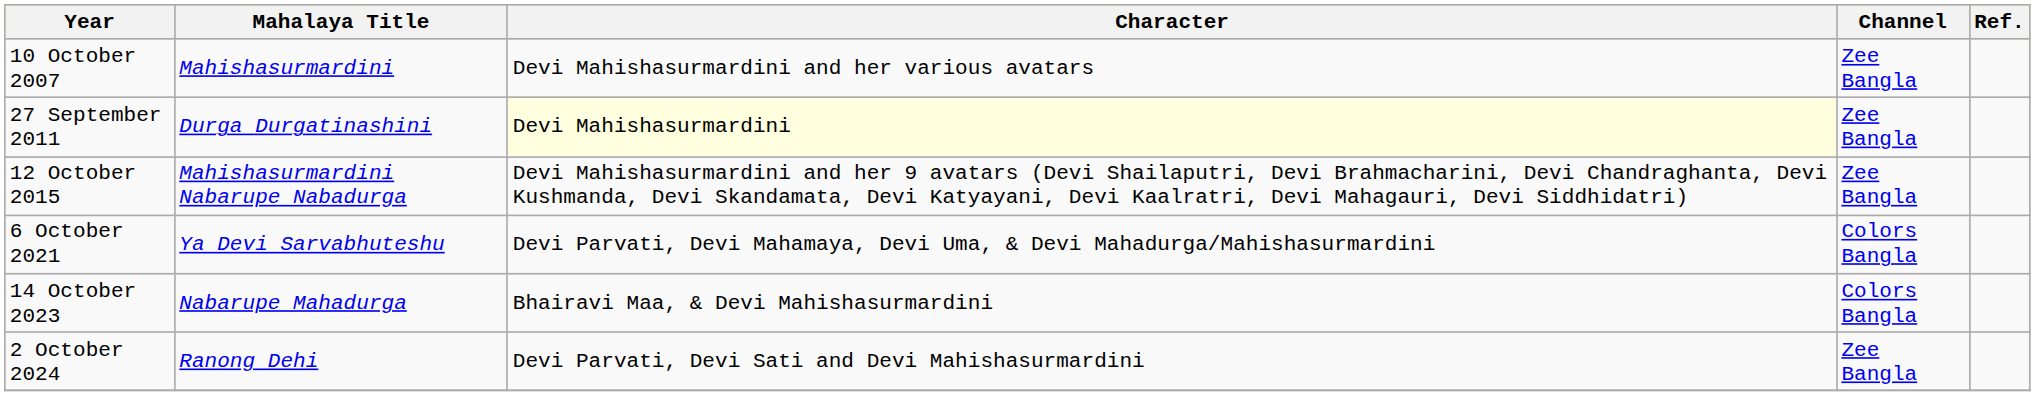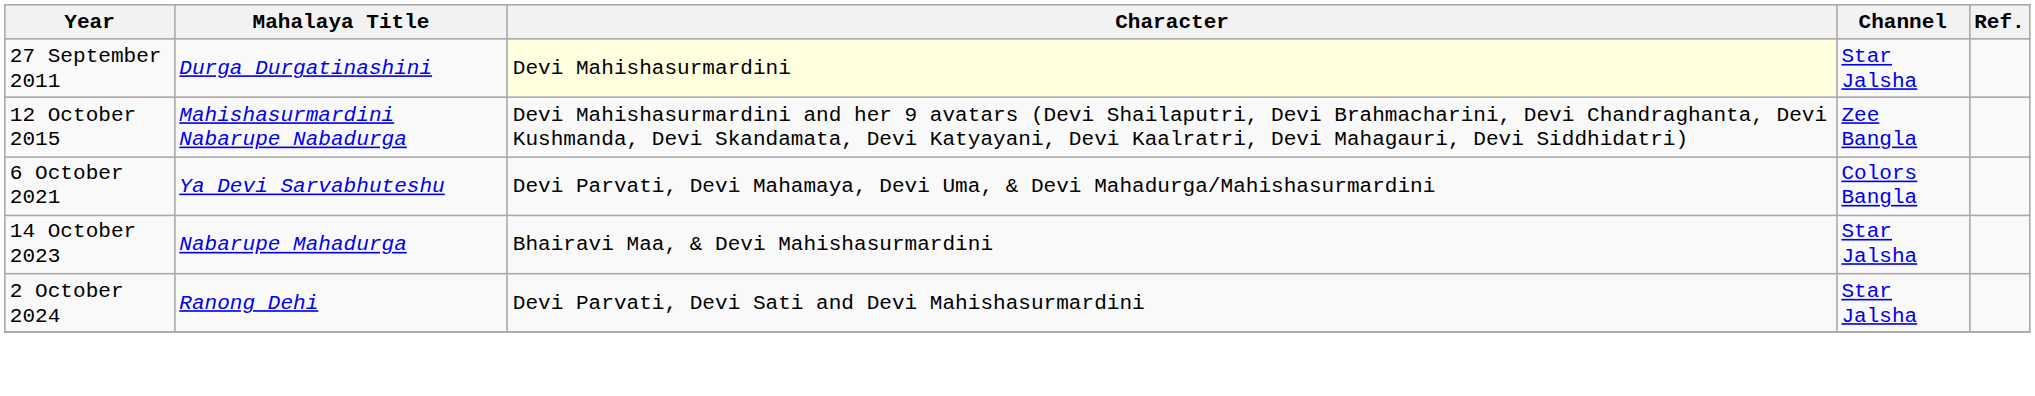- row: (73, 68)
(1879, 127) Zee Bangla -> (1879, 68) Star Jalsha
(1879, 303) Colors Bangla -> (1879, 244) Star Jalsha
(1879, 362) Zee Bangla -> (1879, 303) Star Jalsha
